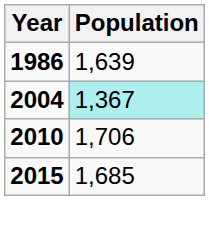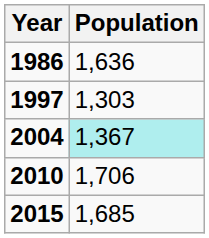(105, 61) 1,639 -> (105, 61) 1,636
+ row: (37, 99)
